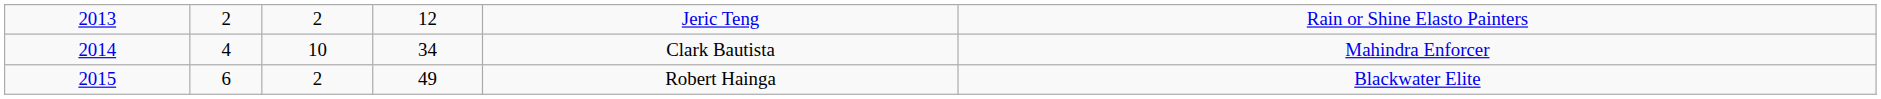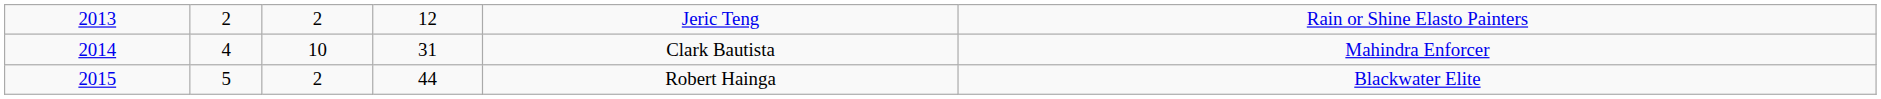(427, 49) 34 -> (427, 49) 31
(226, 79) 6 -> (226, 79) 5
(427, 79) 49 -> (427, 79) 44
